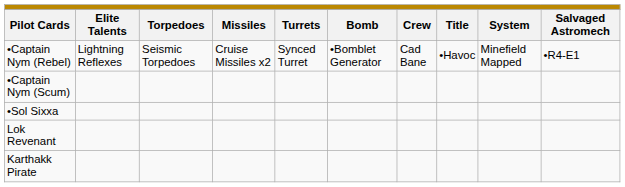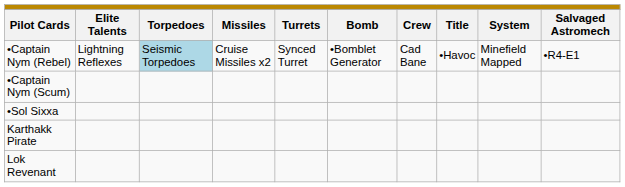(169, 55) no background -> (169, 55) lightblue background
rows swapped: (31, 135) <-> (29, 166)
